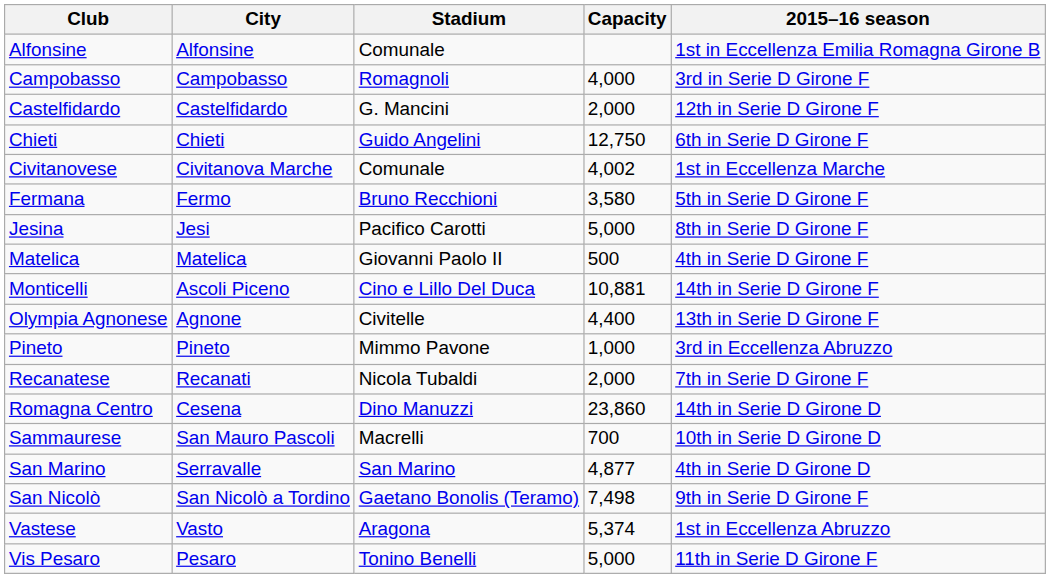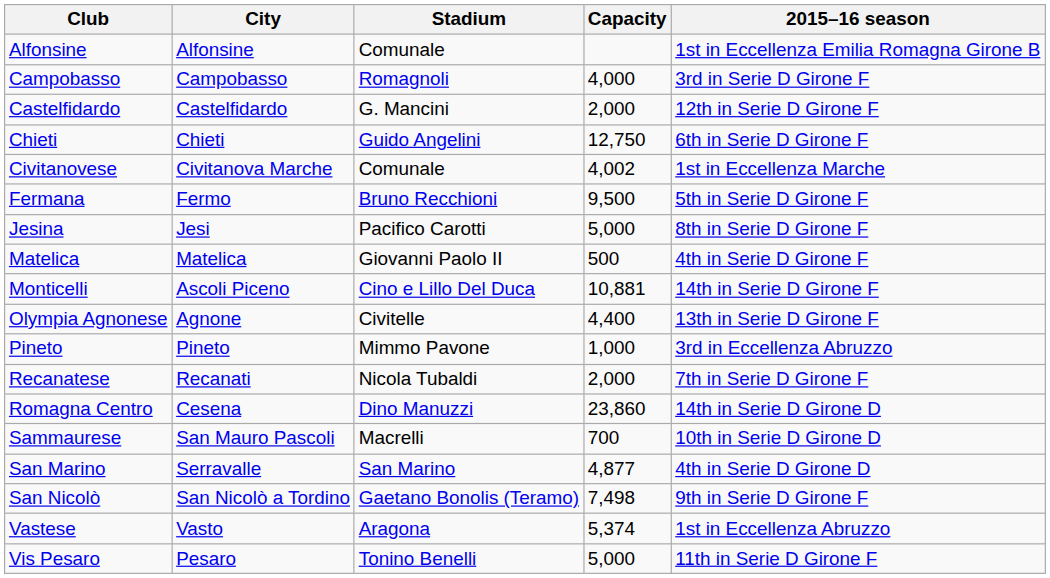(611, 199) 3,580 -> (611, 199) 9,500
